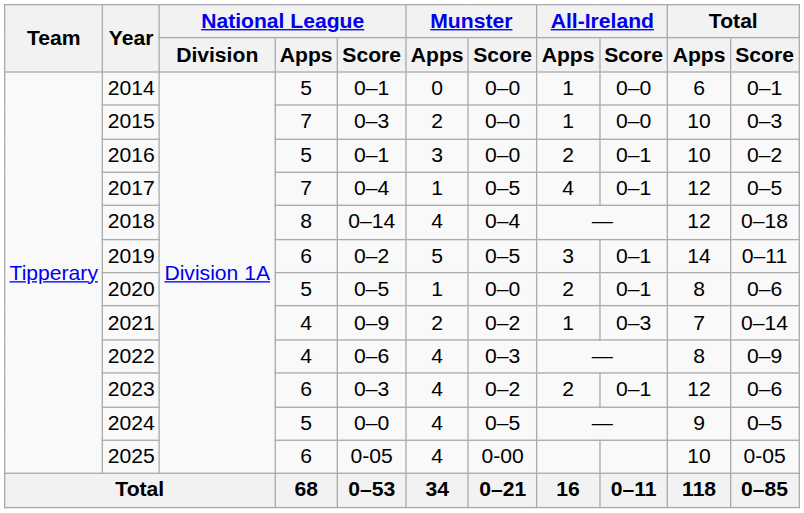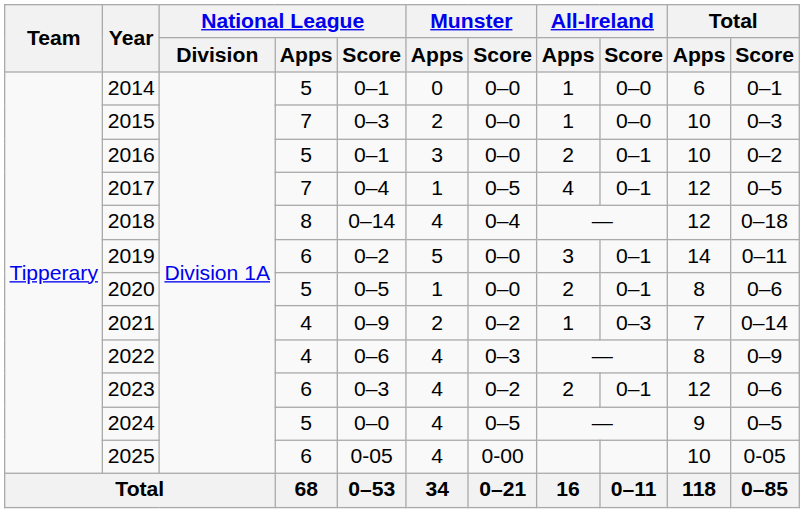(503, 255) 0–5 -> (503, 255) 0–0
